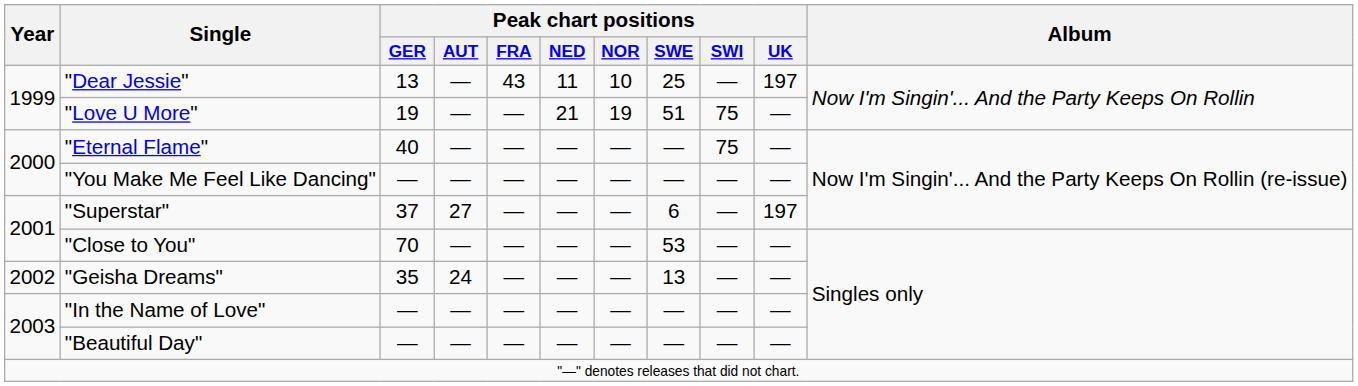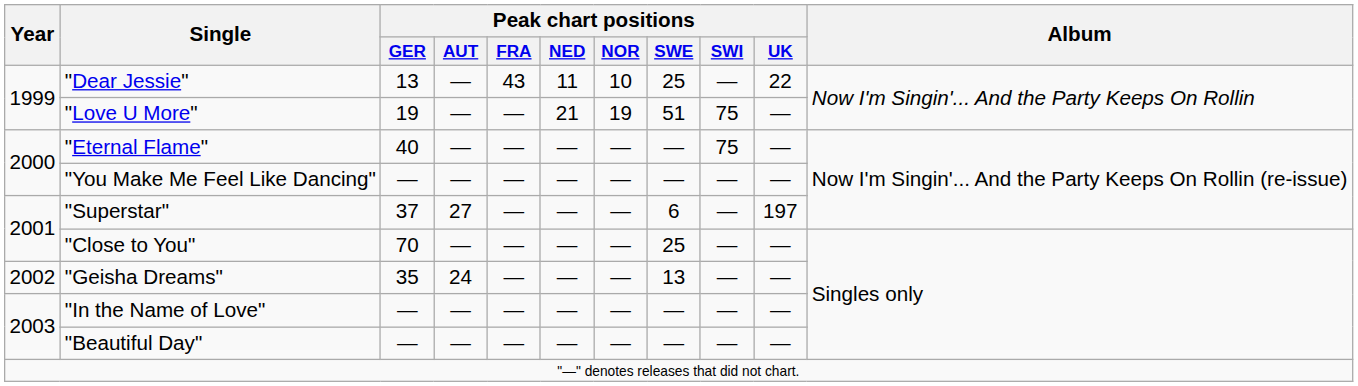(780, 81) 197 -> (780, 81) 22
(674, 244) 53 -> (674, 244) 25
